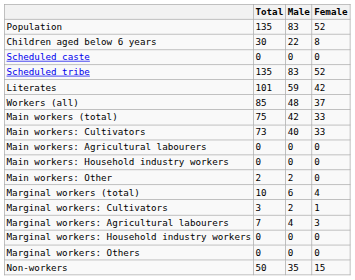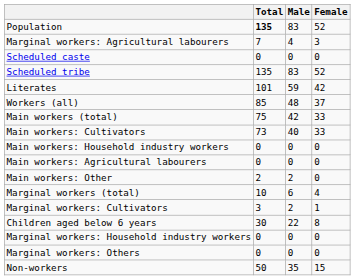(264, 27) normal -> (264, 27) bold
rows swapped: (82, 42) <-> (118, 222)
rows swapped: (107, 147) <-> (118, 162)
